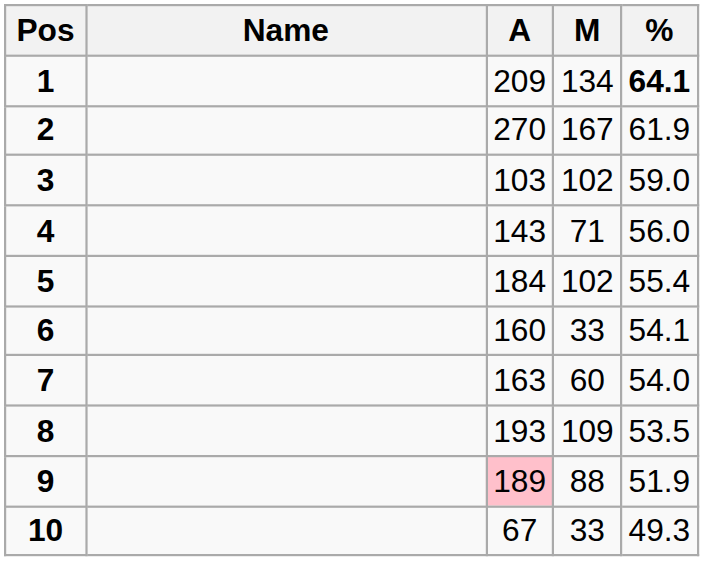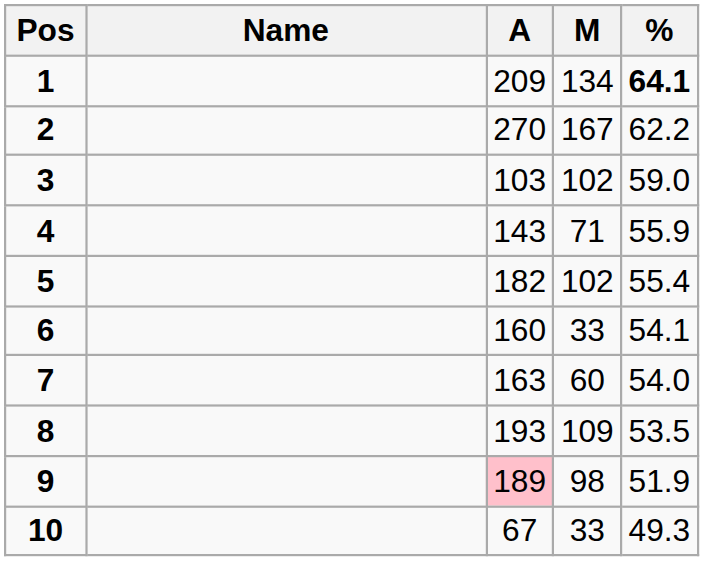(659, 131) 61.9 -> (659, 131) 62.2
(659, 231) 56.0 -> (659, 231) 55.9
(520, 281) 184 -> (520, 281) 182
(587, 481) 88 -> (587, 481) 98
